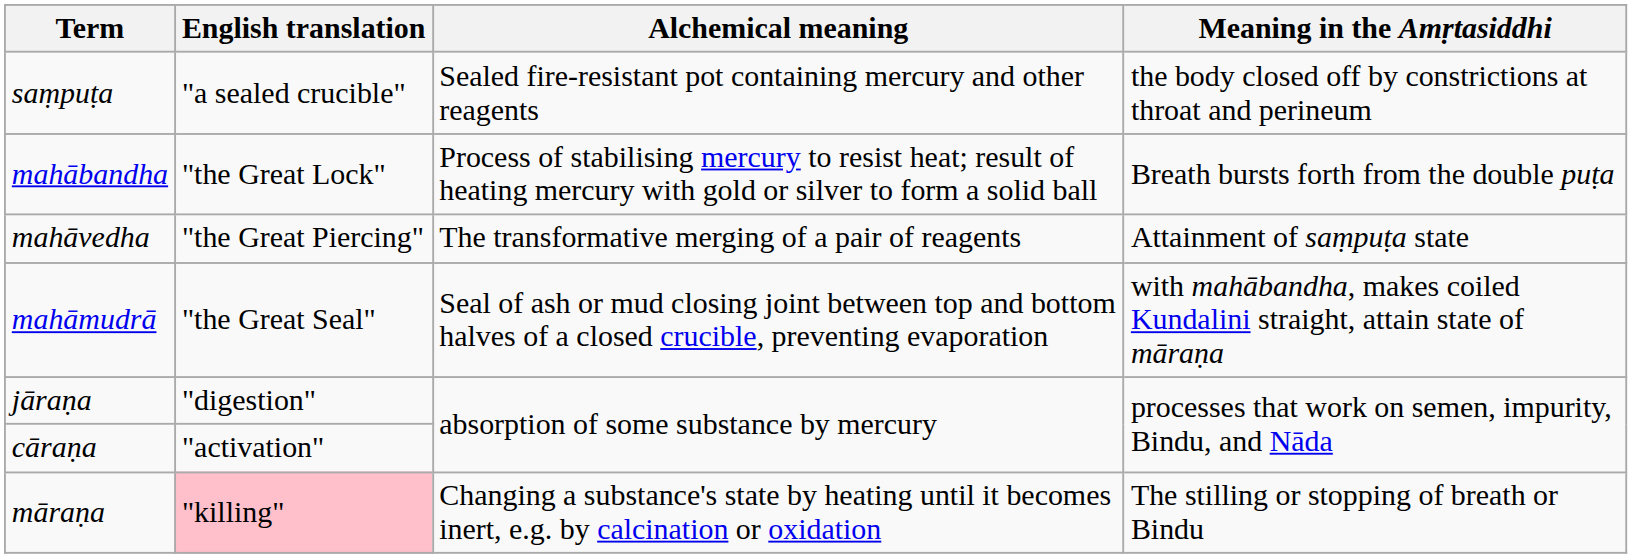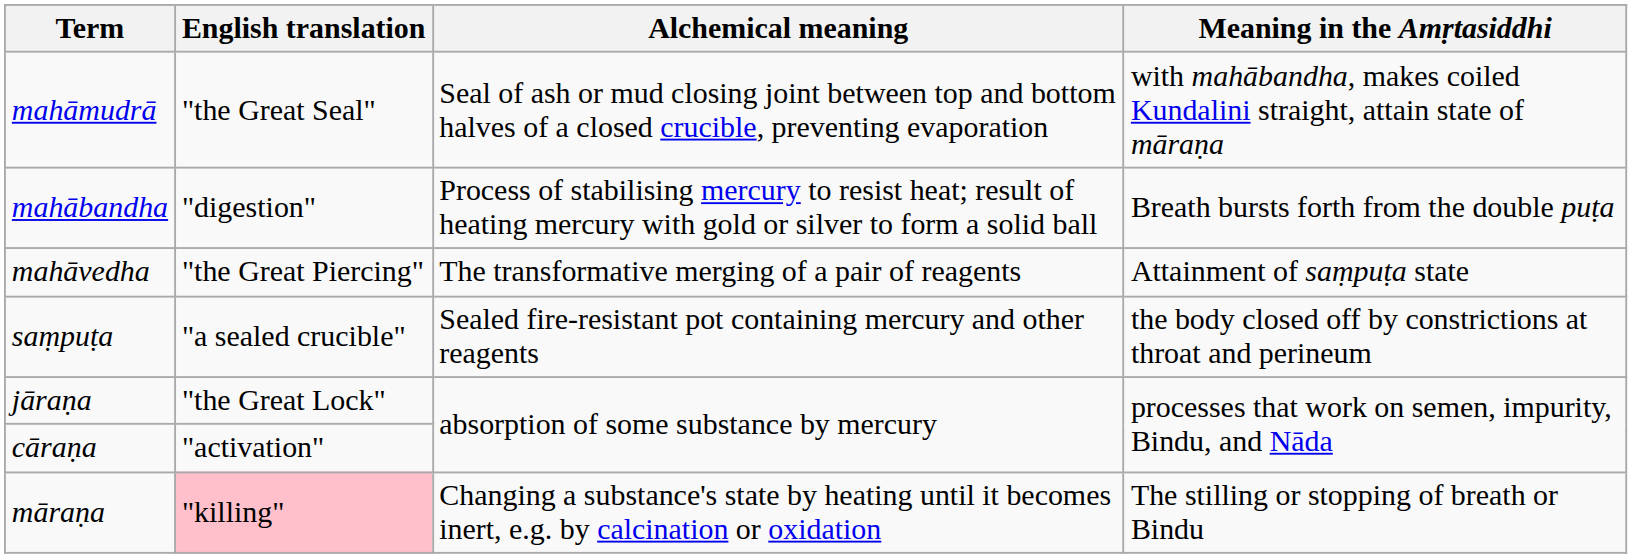rows swapped: (84, 319) <-> (63, 92)
(284, 173) "the Great Lock" -> (249, 207) "digestion"
(249, 400) "digestion" -> (284, 400) "the Great Lock"
